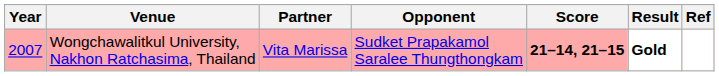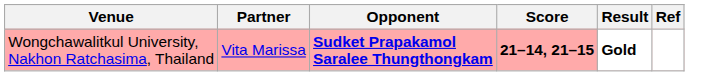- column: (25, 17)
(439, 50) normal -> (403, 50) bold
